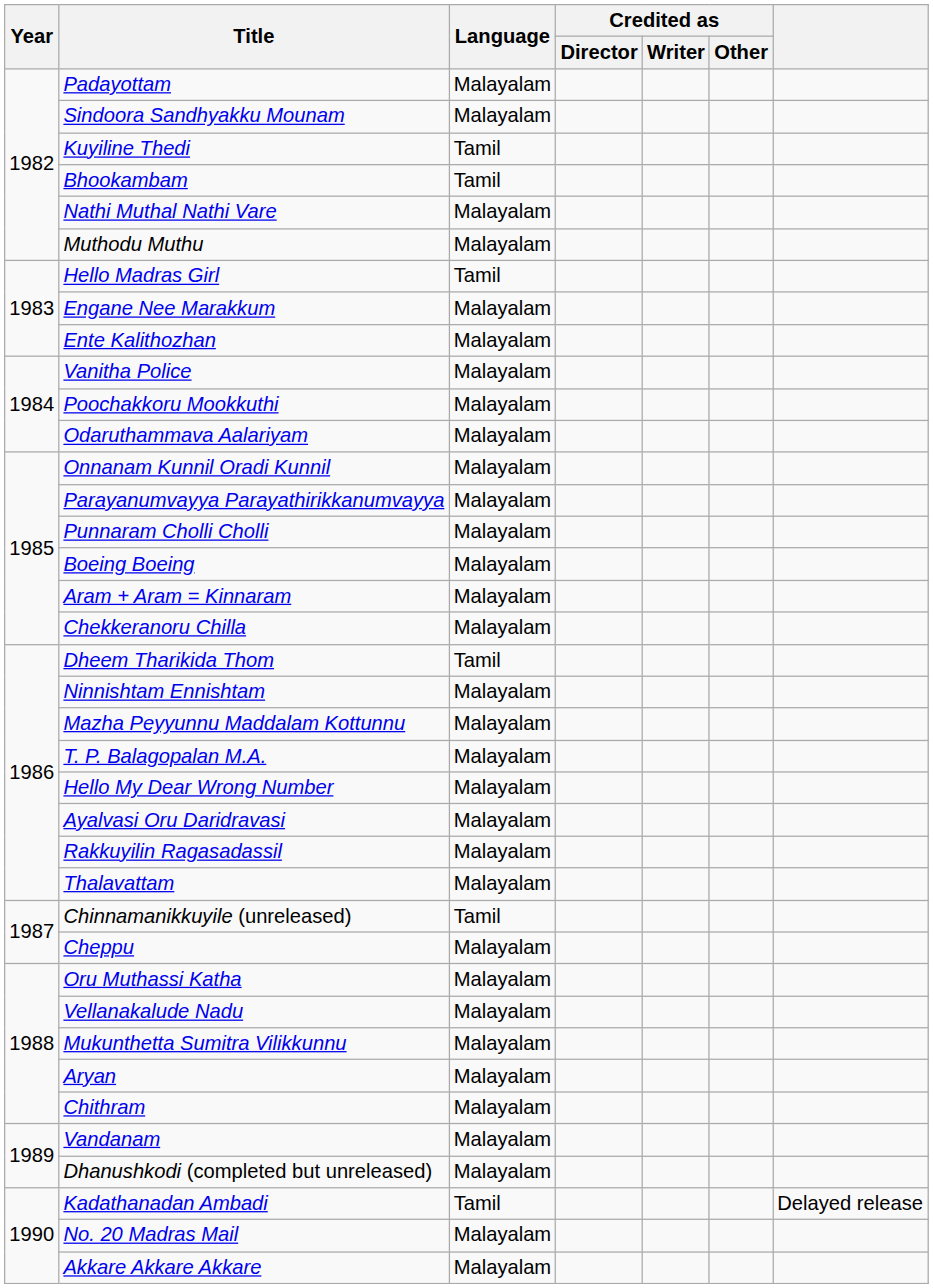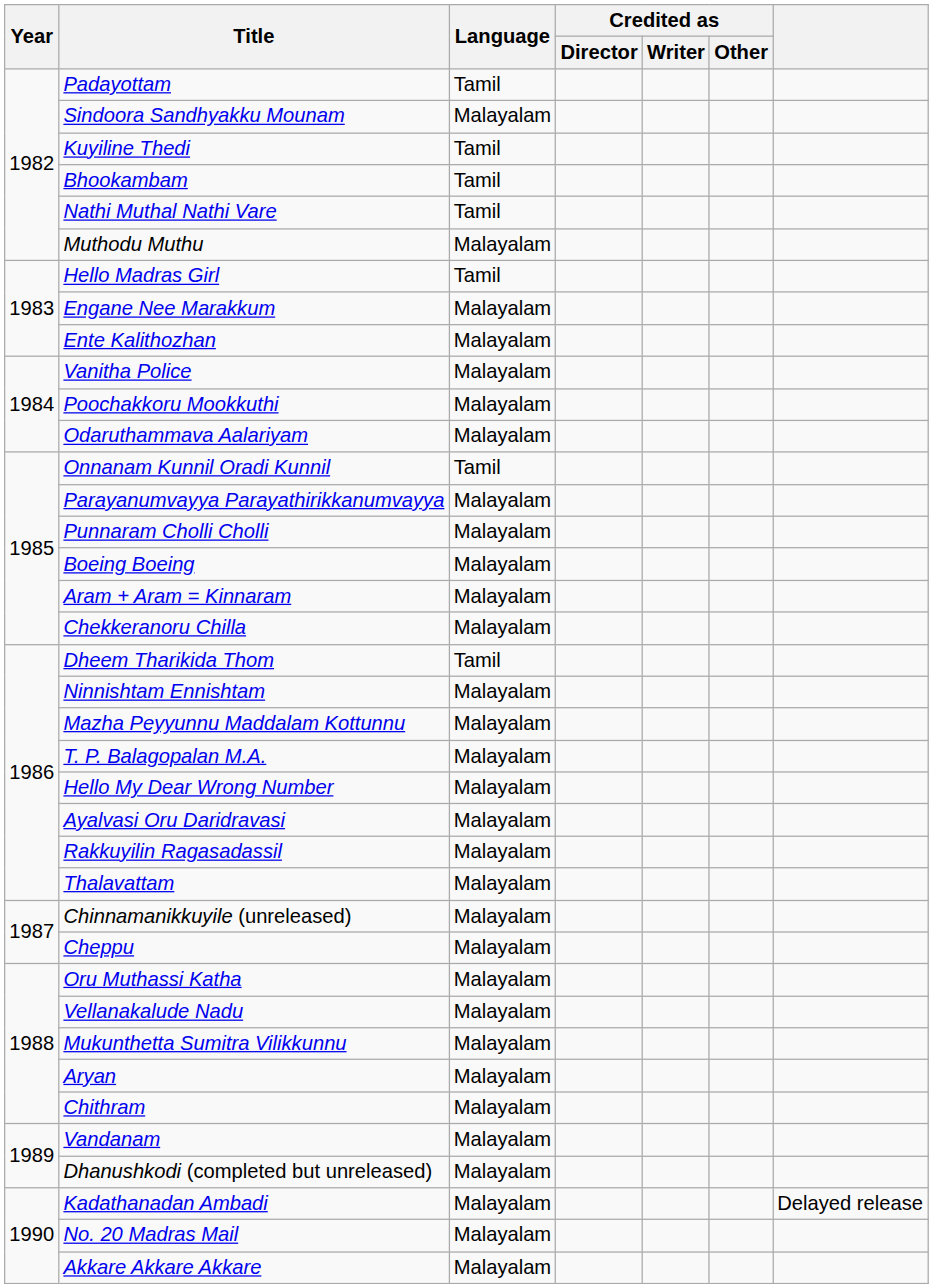(502, 84) Malayalam -> (477, 84) Tamil
(502, 212) Malayalam -> (477, 212) Tamil
(502, 468) Malayalam -> (477, 468) Tamil
(477, 915) Tamil -> (502, 915) Malayalam
(477, 1203) Tamil -> (502, 1203) Malayalam
